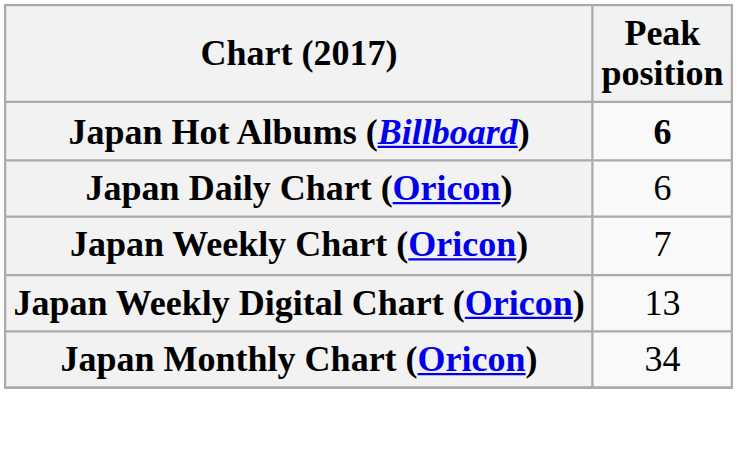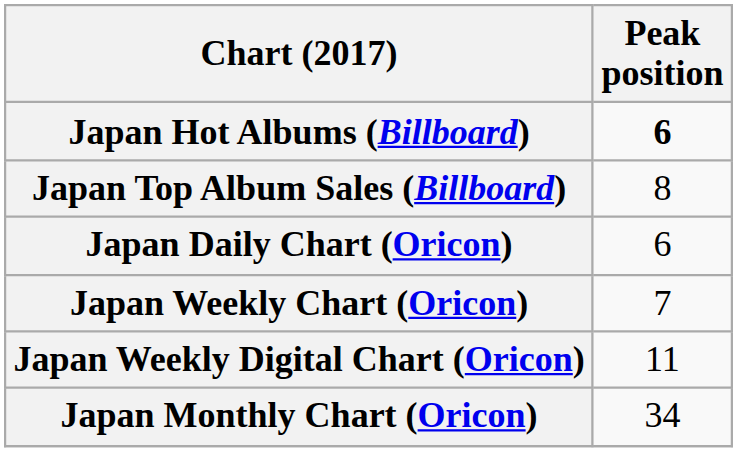+ row: (299, 187)
(662, 301) 13 -> (662, 359) 11
